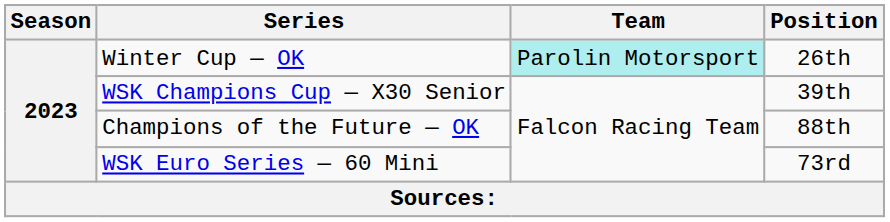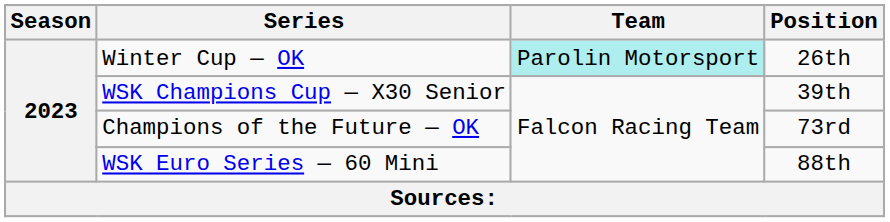(824, 129) 88th -> (824, 129) 73rd
(824, 164) 73rd -> (824, 164) 88th
